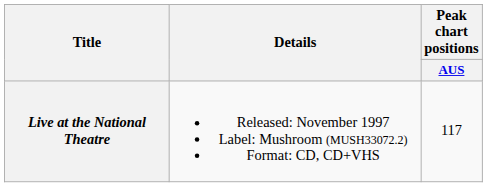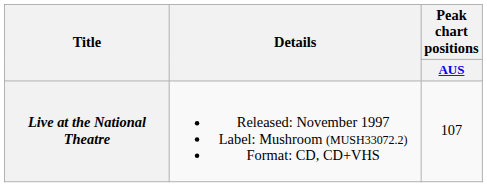(451, 131) 117 -> (451, 131) 107
